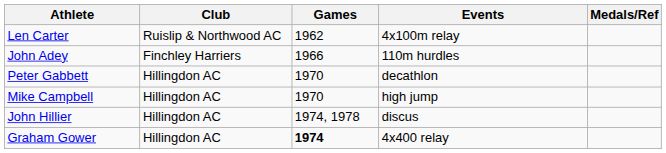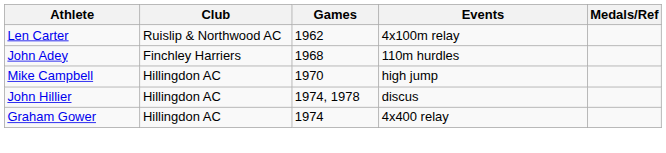(309, 55) 1966 -> (309, 55) 1968
- row: (48, 76)
(309, 138) bold -> (309, 117) normal
